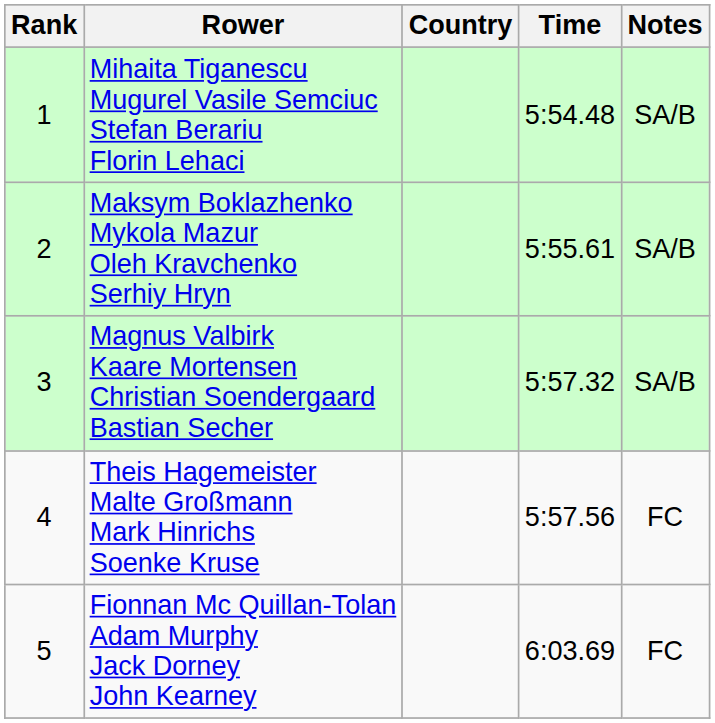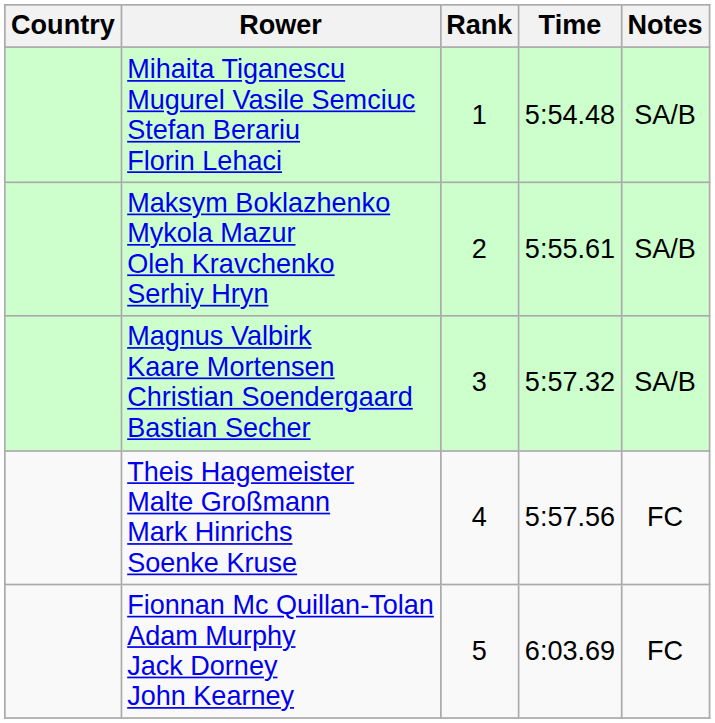columns swapped: (44, 25) <-> (461, 25)
